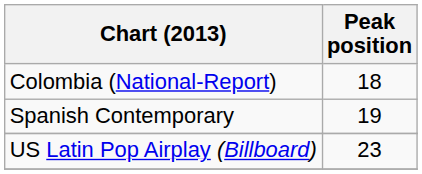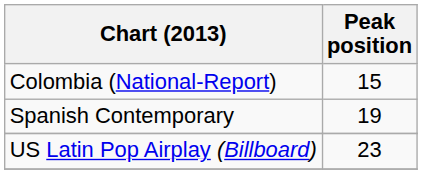(370, 81) 18 -> (370, 81) 15
